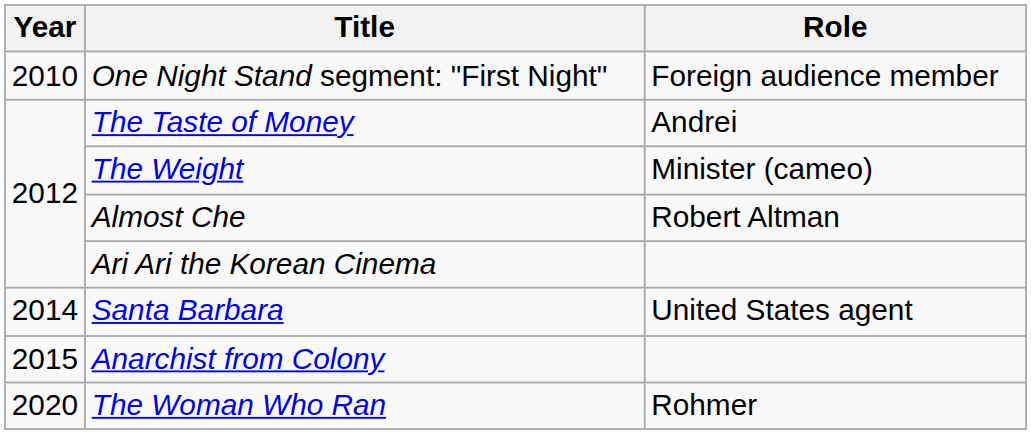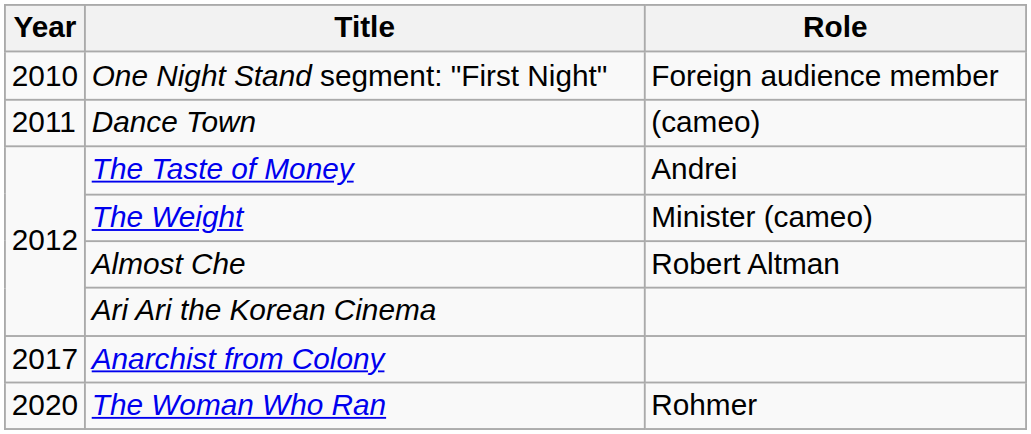+ row: (174, 122)
- row: (188, 311)
(45, 358) 2015 -> (45, 358) 2017
